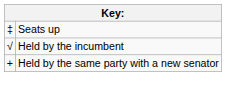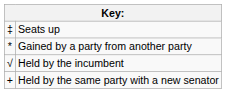+ row: (105, 47)
